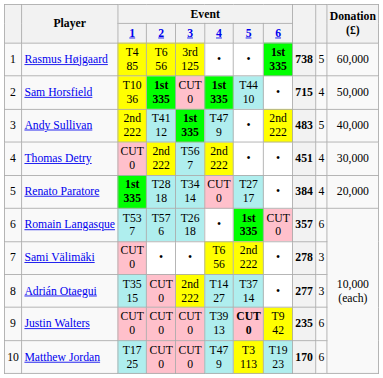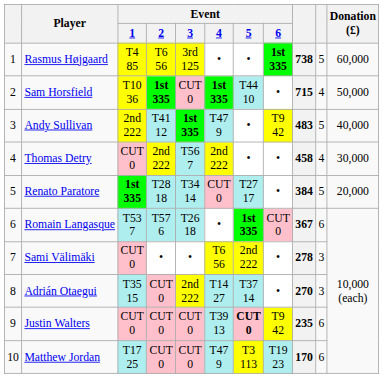(278, 125) 2nd 222 -> (278, 125) T9 42
(304, 158) 451 -> (304, 158) 458
(321, 191) 4 -> (321, 191) 5
(304, 224) 357 -> (304, 224) 367
(304, 290) 277 -> (304, 290) 270
